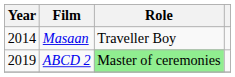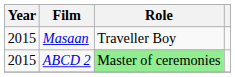(22, 38) 2014 -> (22, 38) 2015
(22, 60) 2019 -> (22, 60) 2015
